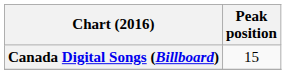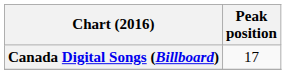(251, 57) 15 -> (251, 57) 17
